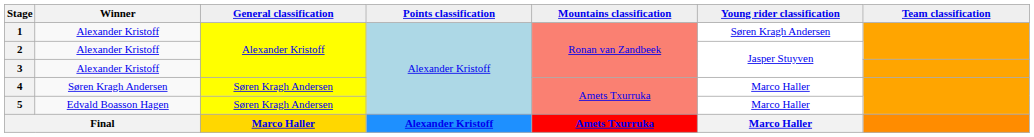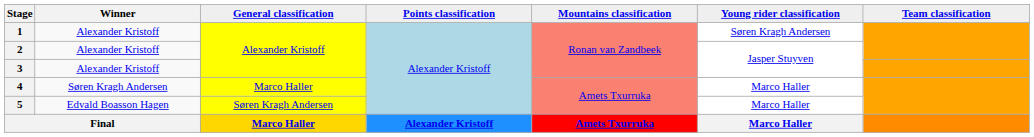(283, 87) Søren Kragh Andersen -> (283, 87) Marco Haller
